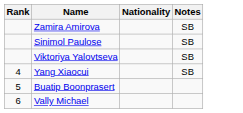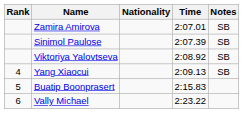+ column: (190, 12)
